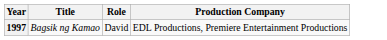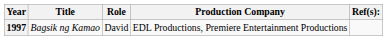+ column: (366, 12)
